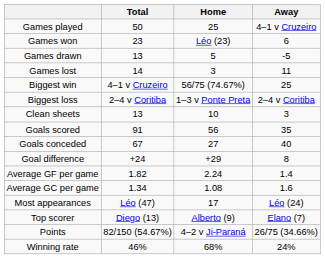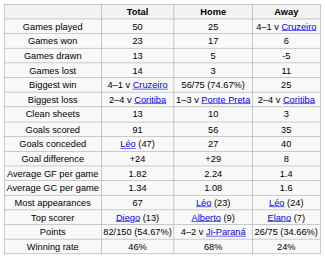(213, 41) Léo (23) -> (213, 41) 17
(138, 144) 67 -> (138, 144) Léo (47)
(138, 203) Léo (47) -> (138, 203) 67
(213, 203) 17 -> (213, 203) Léo (23)
